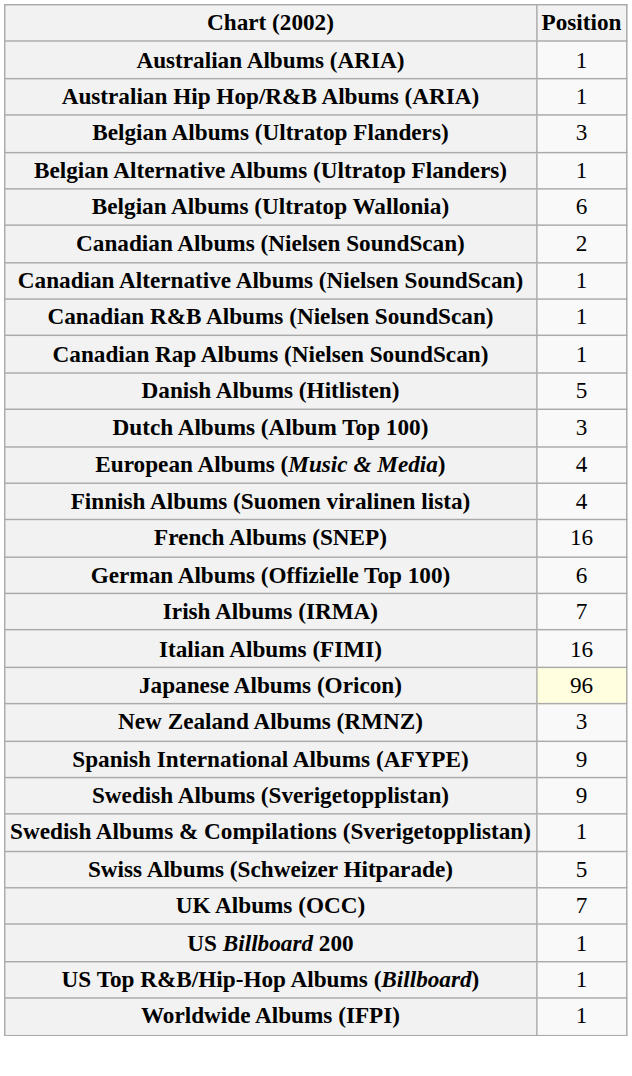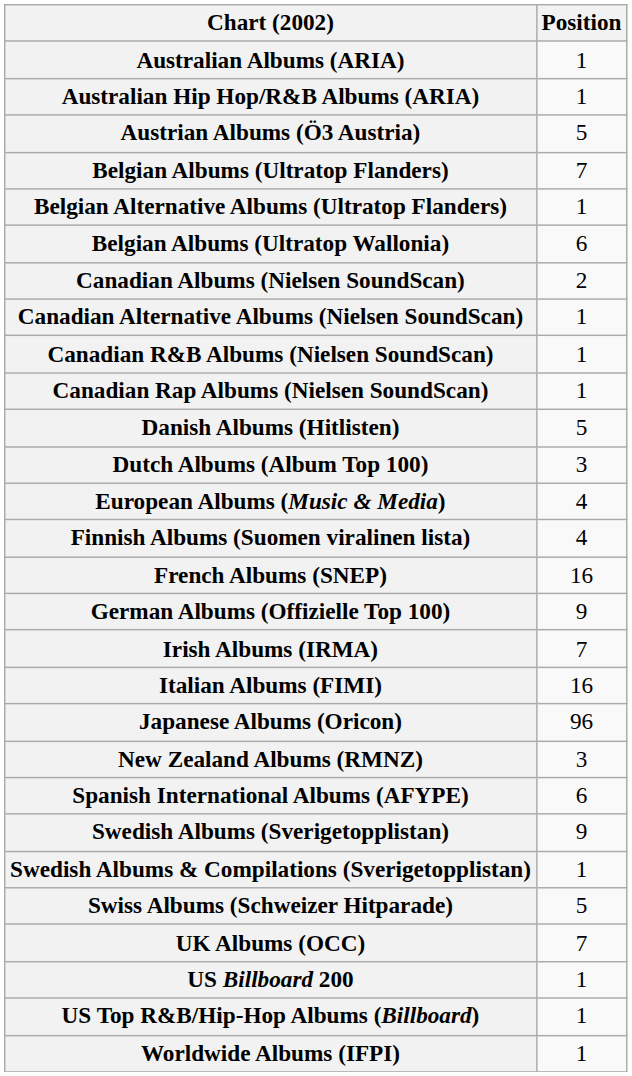+ row: (270, 133)
(582, 133) 3 -> (582, 170) 7
(582, 574) 6 -> (582, 611) 9
(582, 685) lightyellow background -> (582, 721) no background
(582, 758) 9 -> (582, 795) 6
